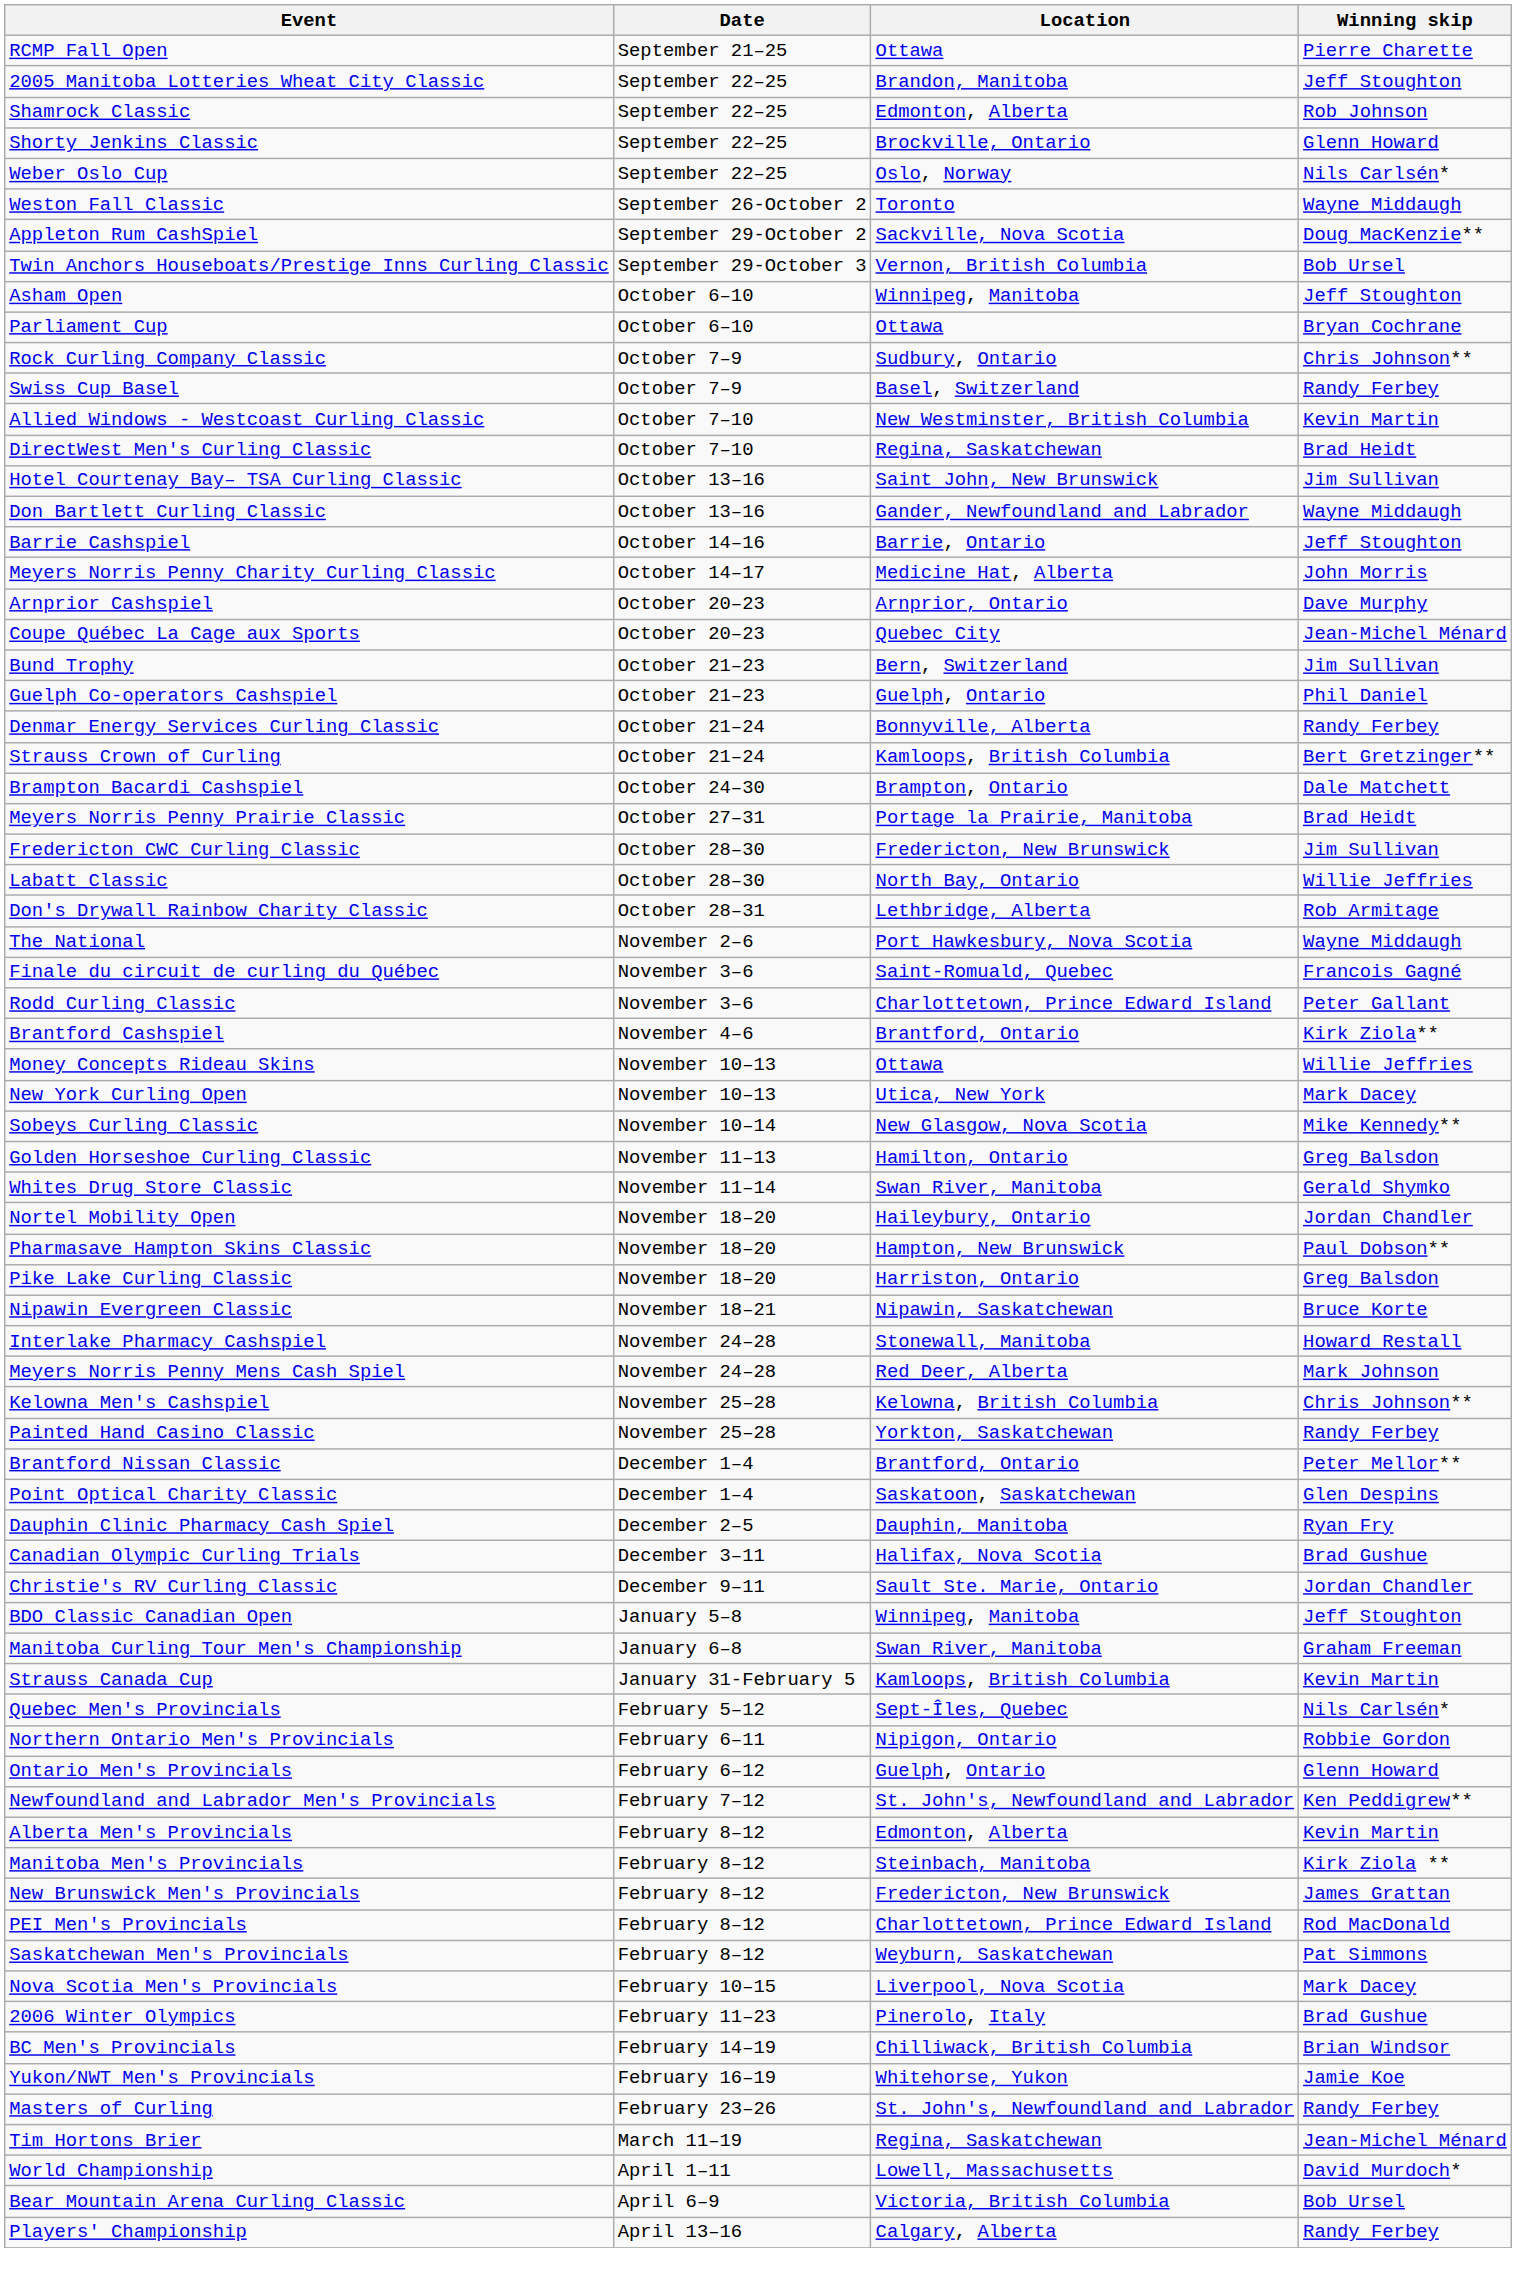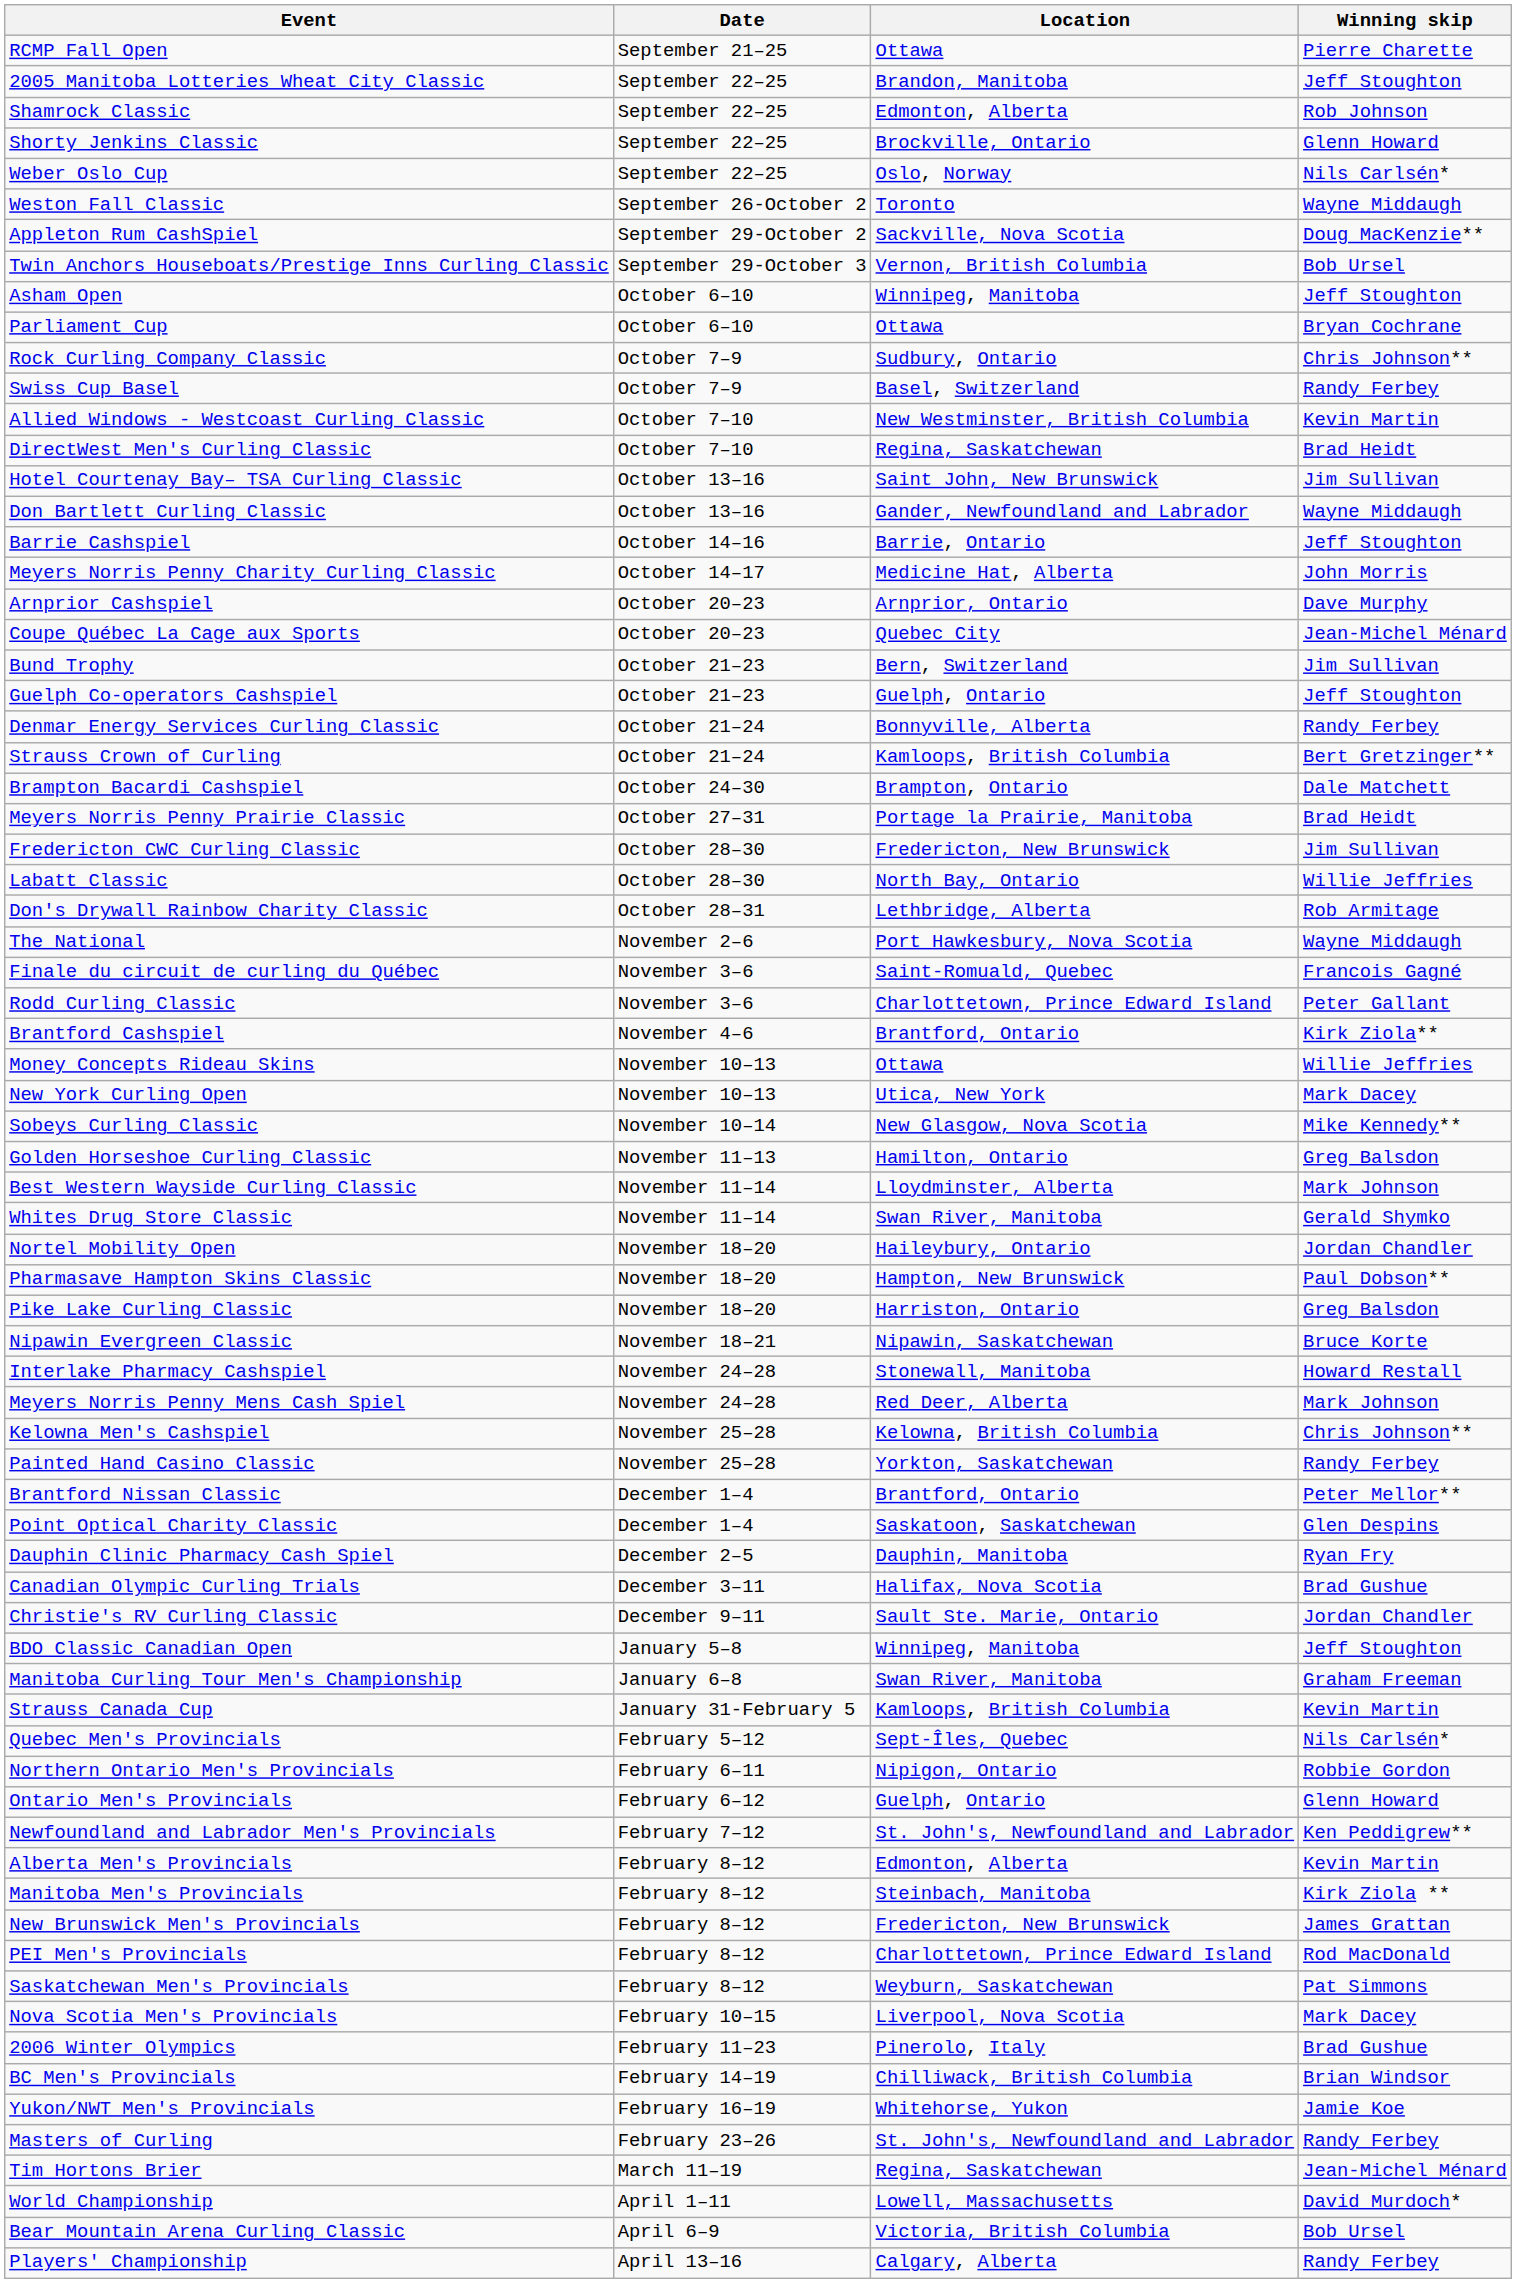(1365, 696) Phil Daniel -> (1382, 696) Jeff Stoughton
+ row: (213, 1188)
